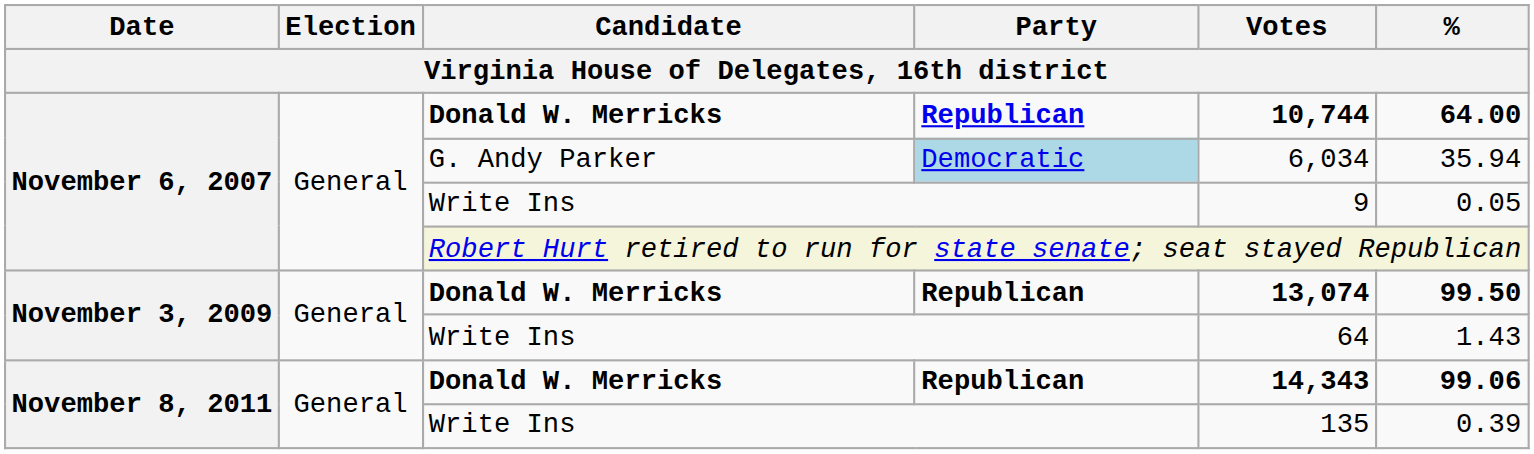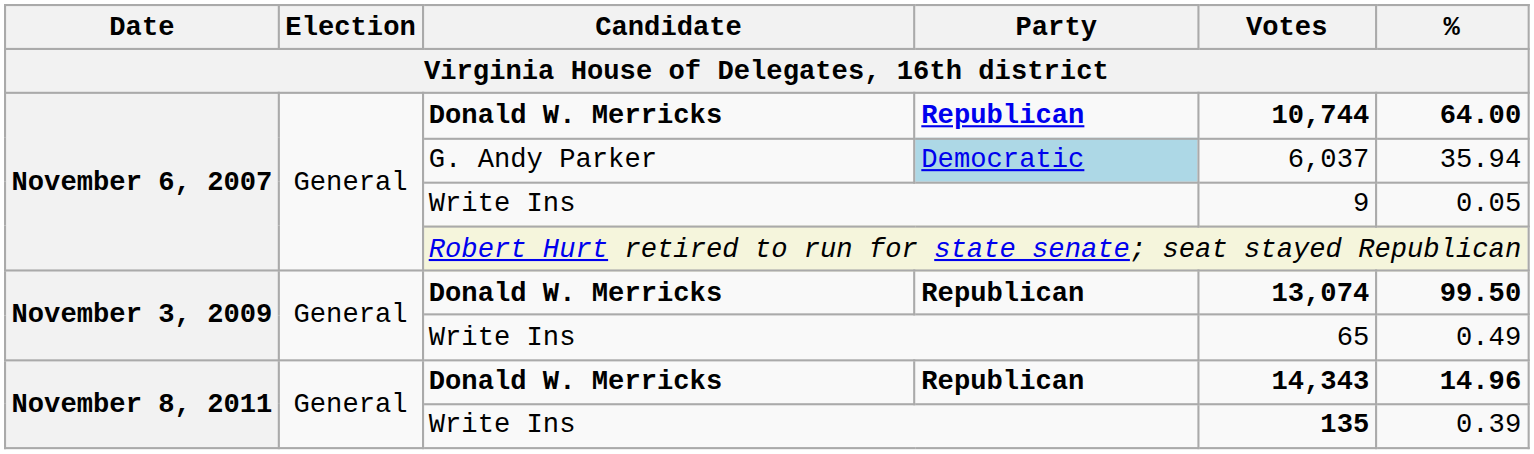(1329, 160) 6,034 -> (1329, 160) 6,037
(1353, 337) 64 -> (1353, 337) 65
(1489, 337) 1.43 -> (1489, 337) 0.49
(1480, 381) 99.06 -> (1480, 381) 14.96
(1345, 426) normal -> (1345, 426) bold
